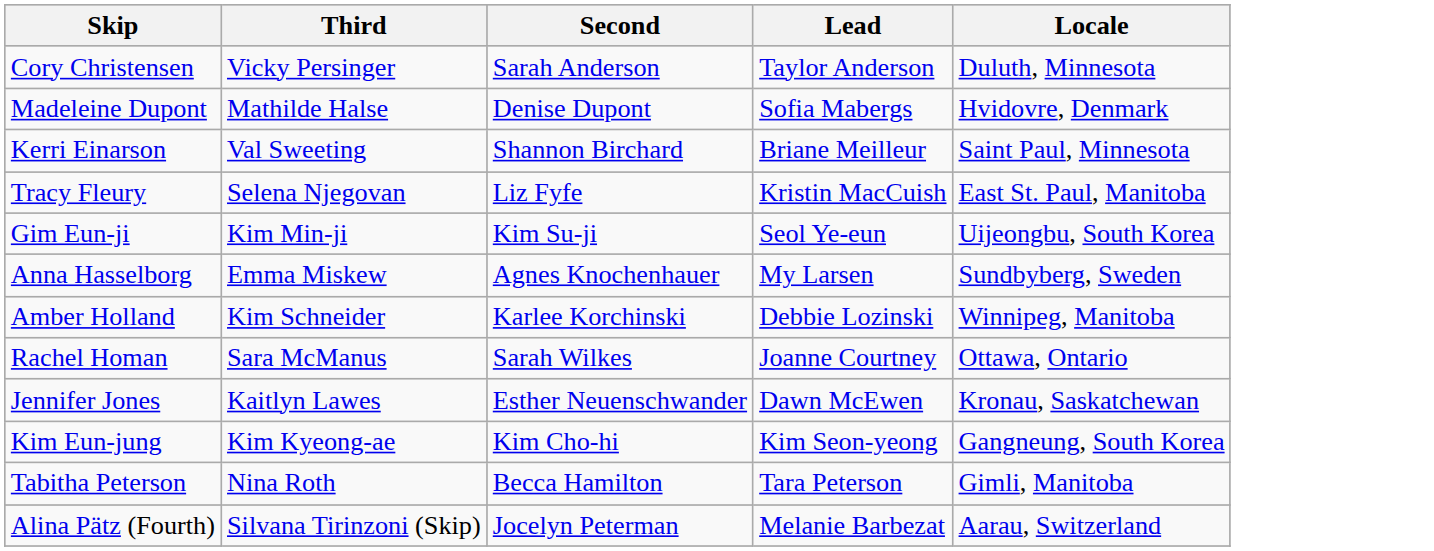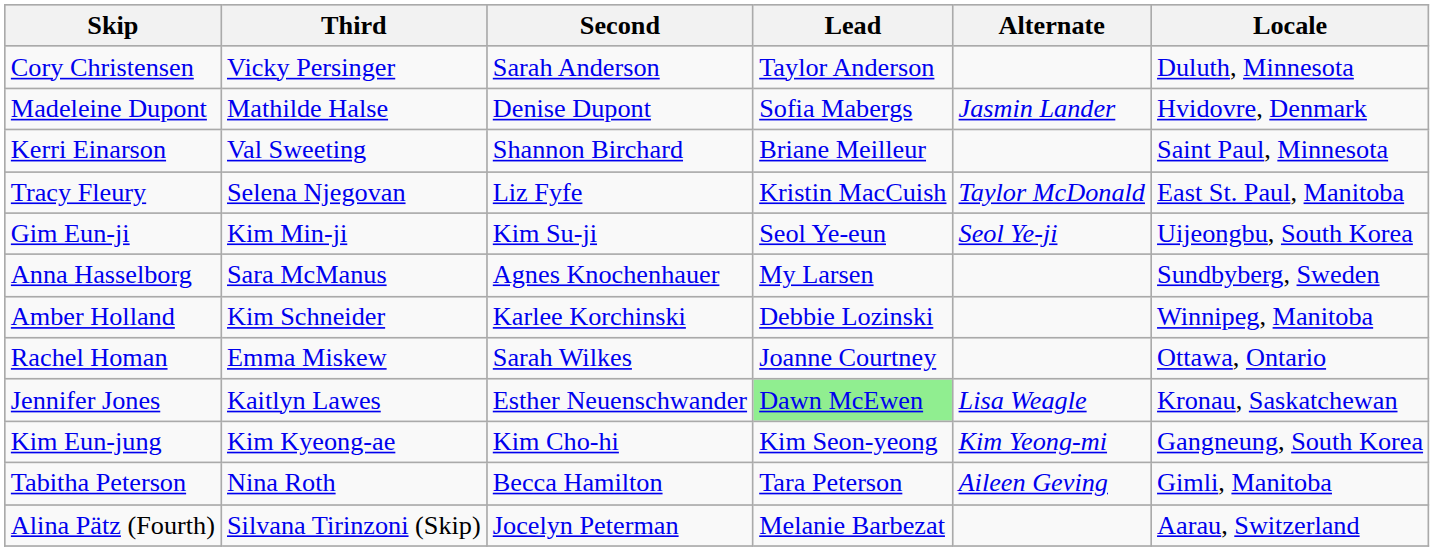+ column: (1052, 25)
(307, 274) Emma Miskew -> (307, 274) Sara McManus
(307, 358) Sara McManus -> (307, 358) Emma Miskew
(841, 399) no background -> (841, 399) lightgreen background
